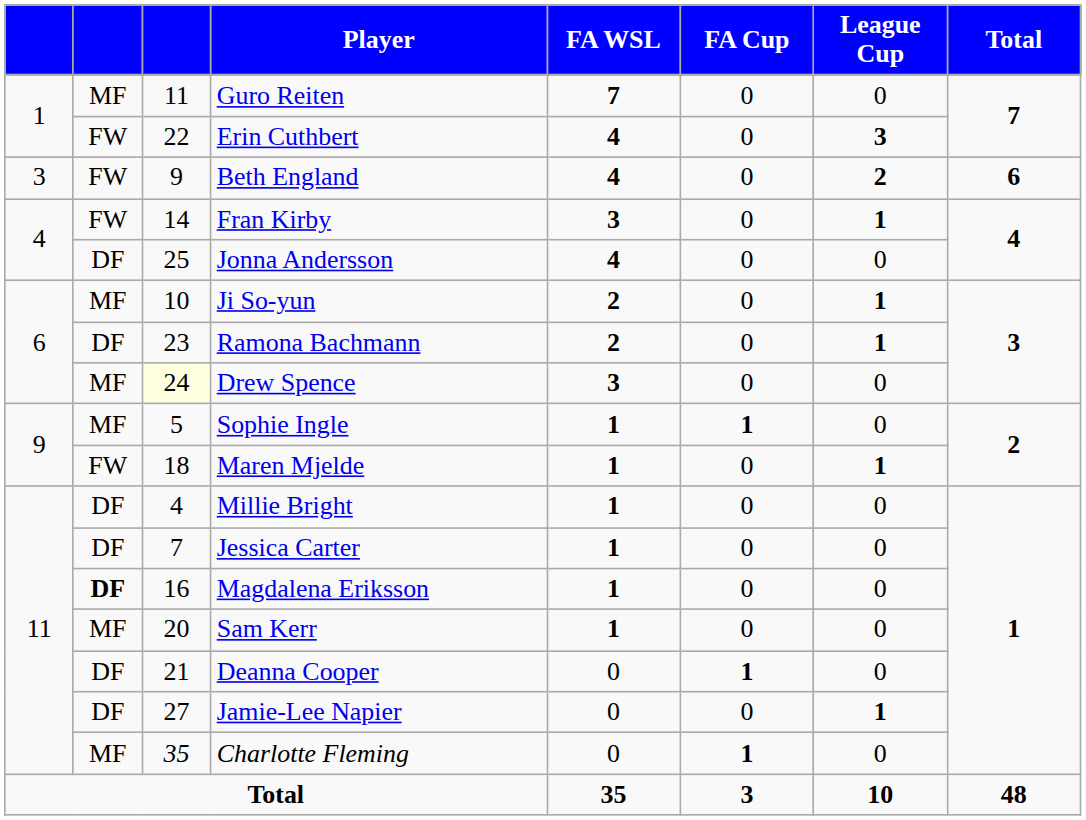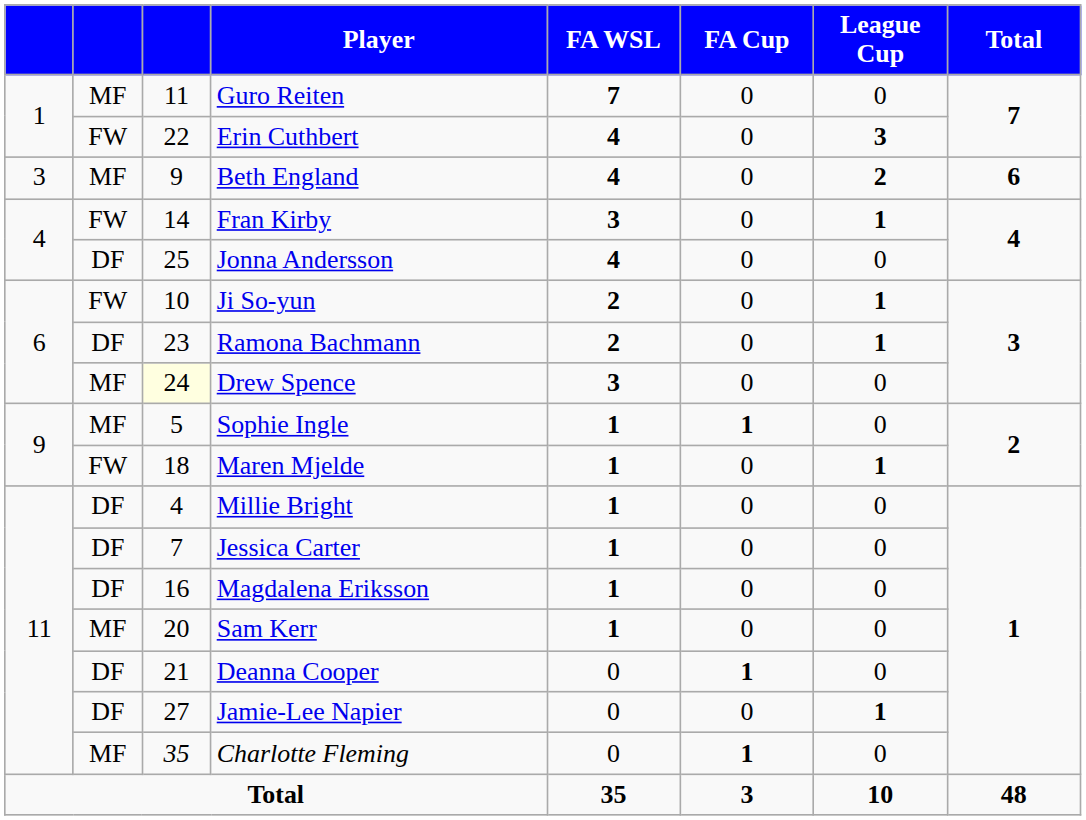(108, 177) FW -> (108, 177) MF
(108, 300) MF -> (108, 300) FW
(108, 588) bold -> (108, 588) normal
